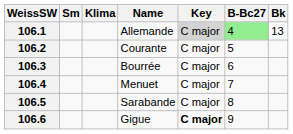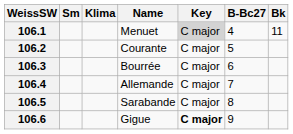(147, 31) Allemande -> (139, 31) Menuet
(231, 31) lightgreen background -> (231, 31) no background
(277, 31) 13 -> (277, 31) 11
(139, 84) Menuet -> (147, 84) Allemande
